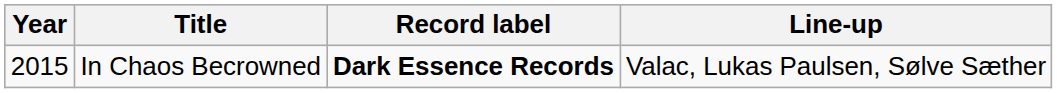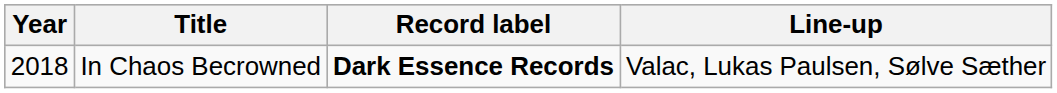(40, 66) 2015 -> (40, 66) 2018
